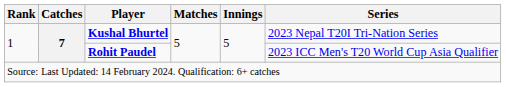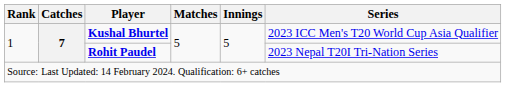(353, 33) 2023 Nepal T20I Tri-Nation Series -> (383, 33) 2023 ICC Men's T20 World Cup Asia Qualifier
(383, 52) 2023 ICC Men's T20 World Cup Asia Qualifier -> (353, 52) 2023 Nepal T20I Tri-Nation Series
